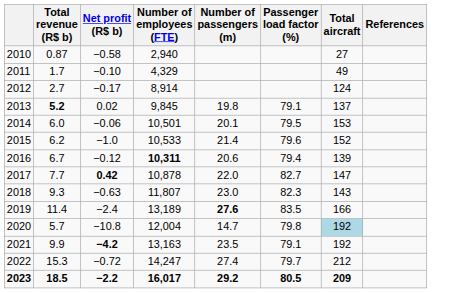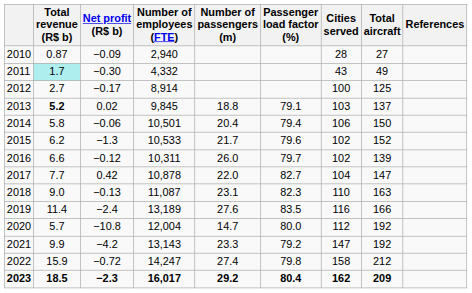+ column: (341, 25)
(107, 54) −0.58 -> (107, 54) −0.09
(57, 72) no background -> (57, 72) paleturquoise background
(107, 72) −0.10 -> (107, 72) −0.30
(164, 72) 4,329 -> (164, 72) 4,332
(342, 89) 124 -> (382, 89) 125
(228, 106) 19.8 -> (228, 106) 18.8
(57, 123) 6.0 -> (57, 123) 5.8
(228, 123) 20.1 -> (228, 123) 20.4
(291, 123) 79.5 -> (291, 123) 79.4
(342, 123) 153 -> (382, 123) 150
(107, 141) −1.0 -> (107, 141) −1.3
(228, 141) 21.4 -> (228, 141) 21.7
(57, 158) 6.7 -> (57, 158) 6.6
(164, 158) bold -> (164, 158) normal
(228, 158) 20.6 -> (228, 158) 26.0
(291, 158) 79.4 -> (291, 158) 79.7
(107, 175) bold -> (107, 175) normal
(57, 192) 9.3 -> (57, 192) 9.0
(107, 192) −0.63 -> (107, 192) −0.13
(164, 192) 11,807 -> (164, 192) 11,087
(228, 192) 23.0 -> (228, 192) 23.1
(342, 192) 143 -> (382, 192) 163
(228, 210) bold -> (228, 210) normal
(291, 227) 79.8 -> (291, 227) 80.0
(342, 227) lightblue background -> (382, 227) no background
(107, 244) bold -> (107, 244) normal
(164, 244) 13,163 -> (164, 244) 13,143
(228, 244) 23.5 -> (228, 244) 23.3
(291, 244) 79.1 -> (291, 244) 79.2
(57, 261) 15.3 -> (57, 261) 15.9
(291, 261) 79.7 -> (291, 261) 79.8
(107, 279) −2.2 -> (107, 279) −2.3
(291, 279) 80.5 -> (291, 279) 80.4
